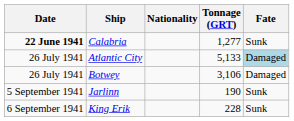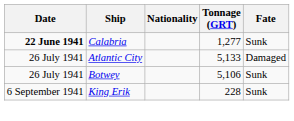(266, 58) lightblue background -> (266, 58) no background
(229, 74) 3,106 -> (229, 74) 5,106
(266, 74) Damaged -> (256, 74) Sunk
- row: (104, 91)
